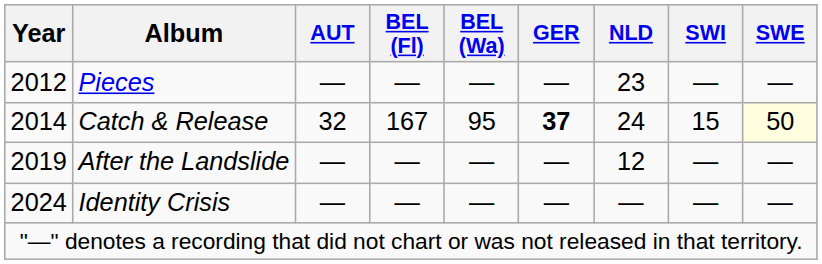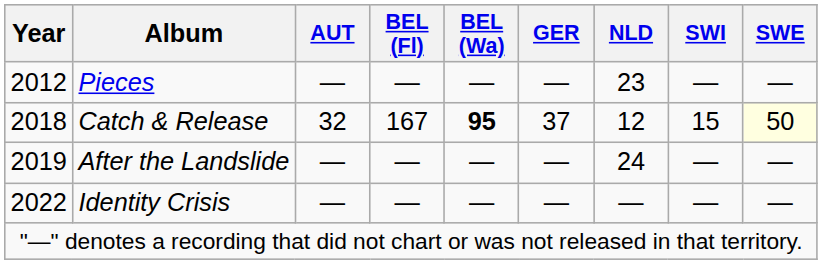(39, 122) 2014 -> (39, 122) 2018
(482, 122) normal -> (482, 122) bold
(556, 122) bold -> (556, 122) normal
(631, 122) 24 -> (631, 122) 12
(631, 162) 12 -> (631, 162) 24
(39, 202) 2024 -> (39, 202) 2022
